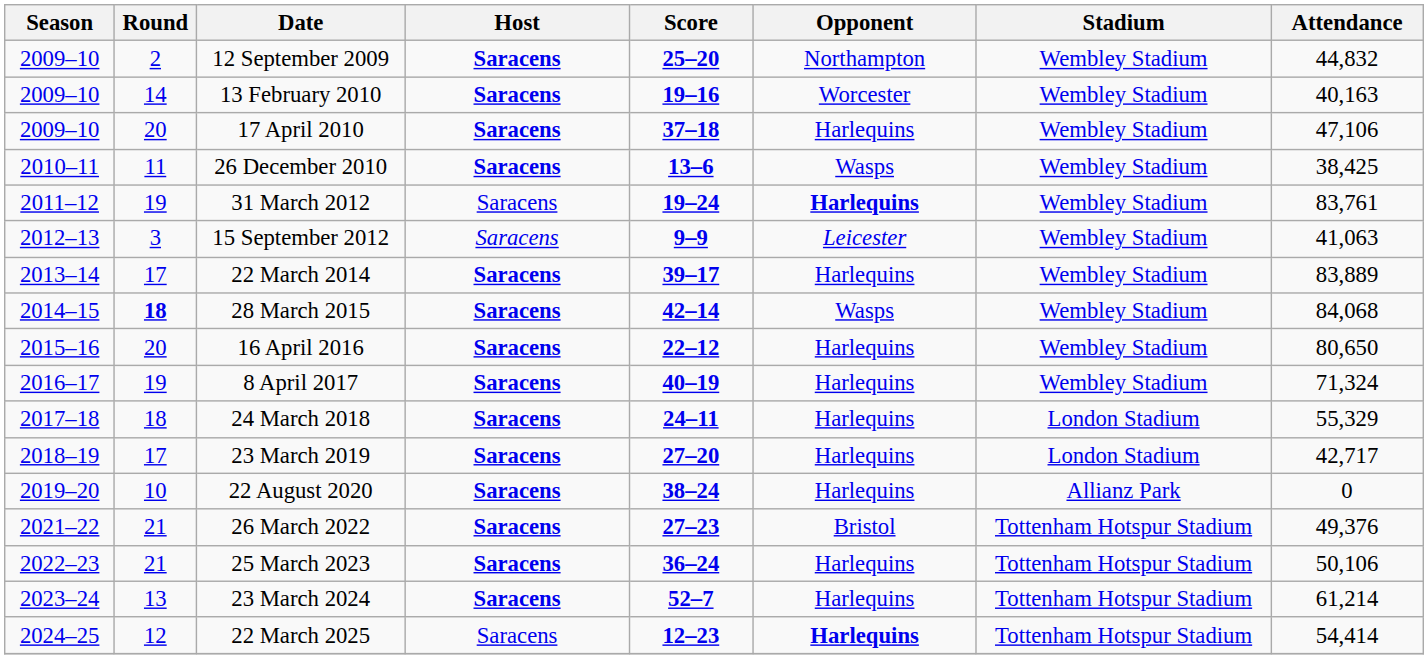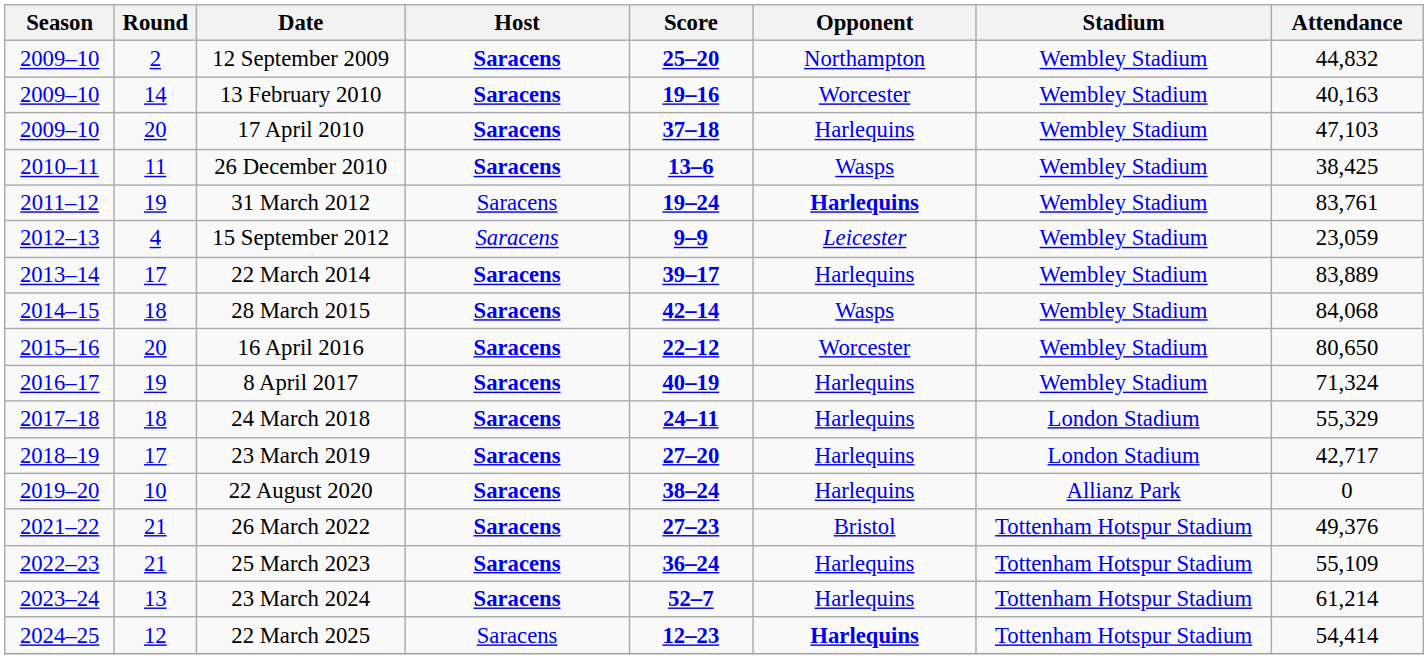(1347, 130) 47,106 -> (1347, 130) 47,103
(155, 238) 3 -> (155, 238) 4
(1347, 238) 41,063 -> (1347, 238) 23,059
(155, 310) bold -> (155, 310) normal
(865, 346) Harlequins -> (865, 346) Worcester
(1347, 563) 50,106 -> (1347, 563) 55,109
